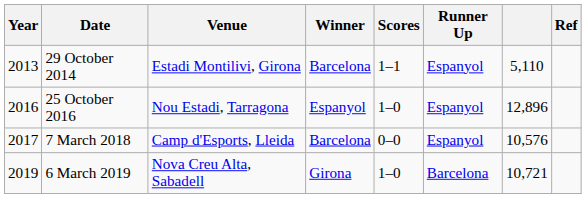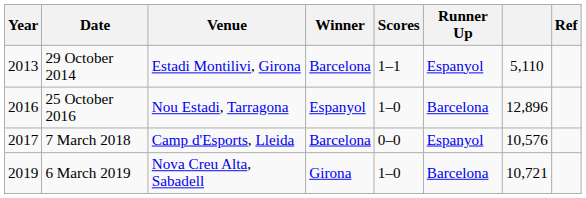(455, 107) Espanyol -> (458, 107) Barcelona
